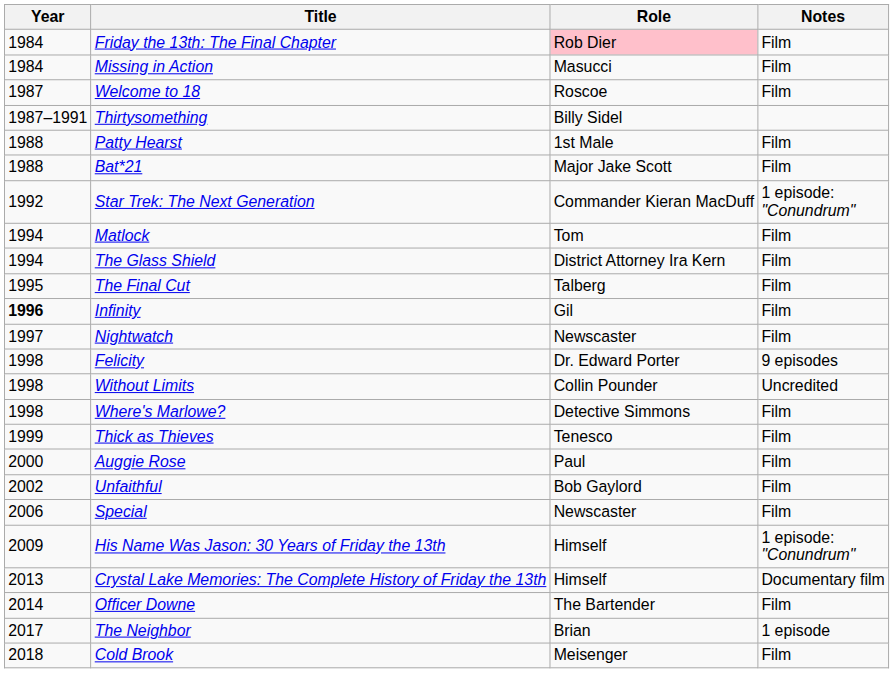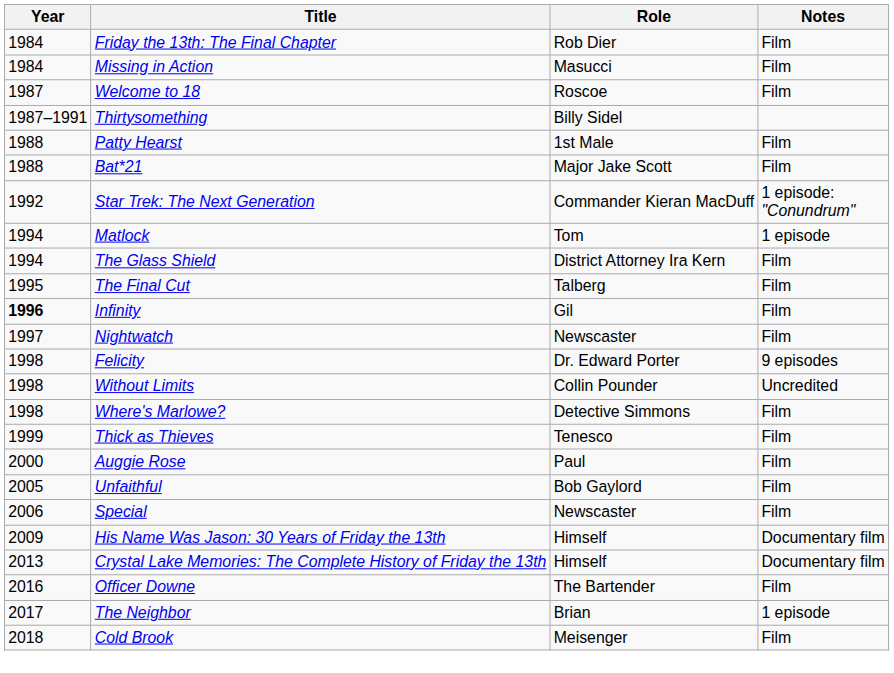(585, 42) pink background -> (585, 42) no background
(776, 235) Film -> (796, 235) 1 episode
(26, 487) 2002 -> (26, 487) 2005
(808, 546) 1 episode: "Conundrum" -> (823, 537) Documentary film
(26, 605) 2014 -> (26, 587) 2016
